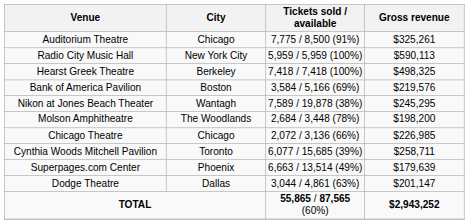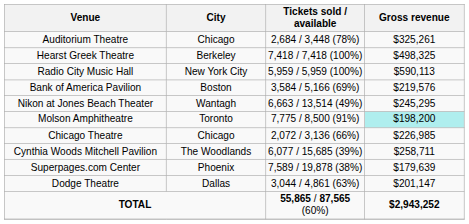(315, 39) 7,775 / 8,500 (91%) -> (315, 39) 2,684 / 3,448 (78%)
rows swapped: (85, 55) <-> (85, 71)
(315, 103) 7,589 / 19,878 (38%) -> (315, 103) 6,663 / 13,514 (49%)
(216, 119) The Woodlands -> (216, 119) Toronto
(315, 119) 2,684 / 3,448 (78%) -> (315, 119) 7,775 / 8,500 (91%)
(414, 119) no background -> (414, 119) paleturquoise background
(216, 151) Toronto -> (216, 151) The Woodlands
(315, 167) 6,663 / 13,514 (49%) -> (315, 167) 7,589 / 19,878 (38%)
